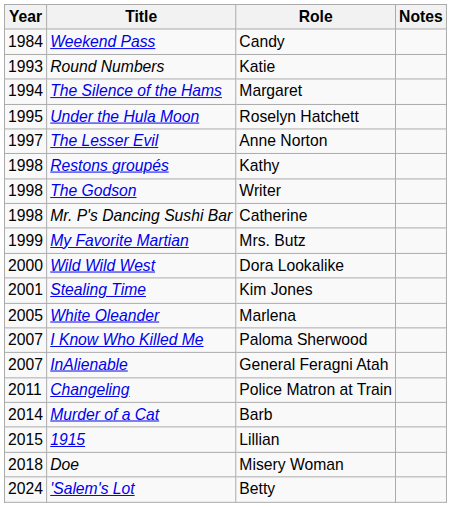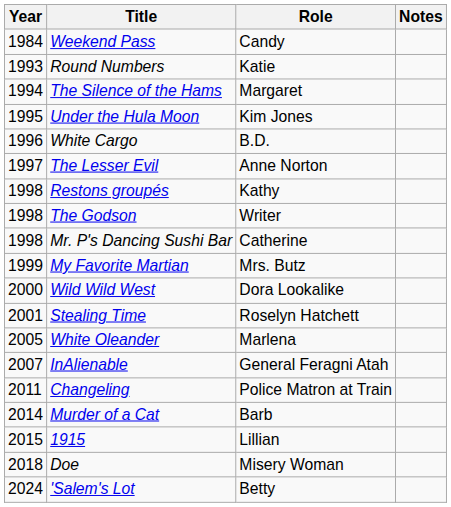(299, 116) Roselyn Hatchett -> (276, 116) Kim Jones
+ row: (94, 141)
(276, 290) Kim Jones -> (299, 315) Roselyn Hatchett
- row: (127, 340)
